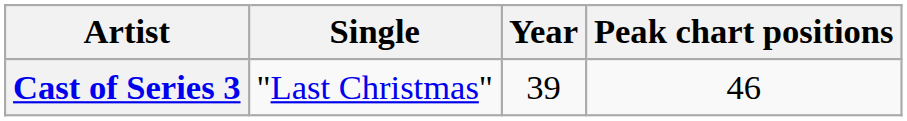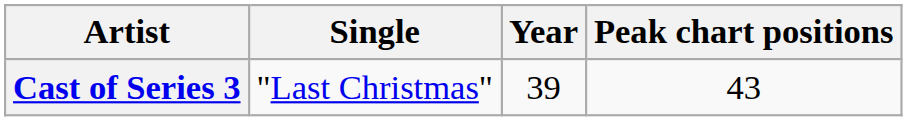(744, 86) 46 -> (744, 86) 43
